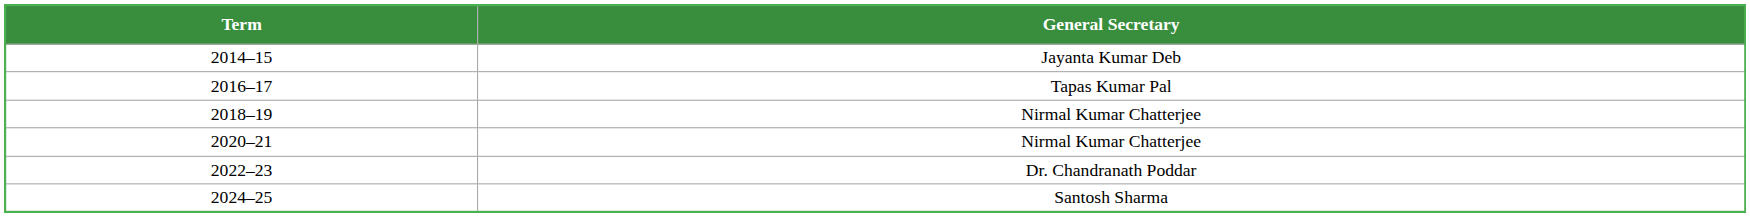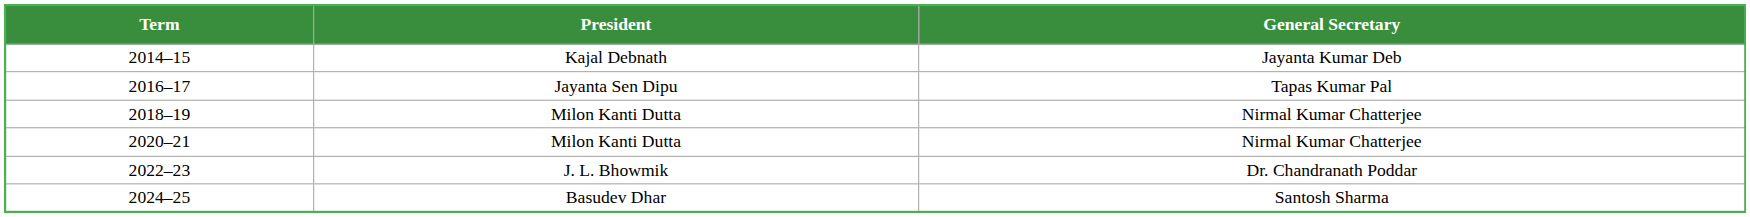+ column: (616, 24)
